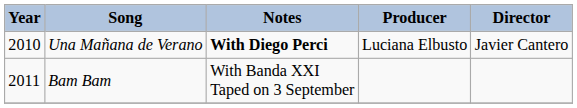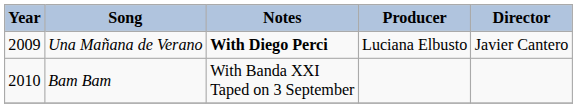(24, 44) 2010 -> (24, 44) 2009
(24, 80) 2011 -> (24, 80) 2010
